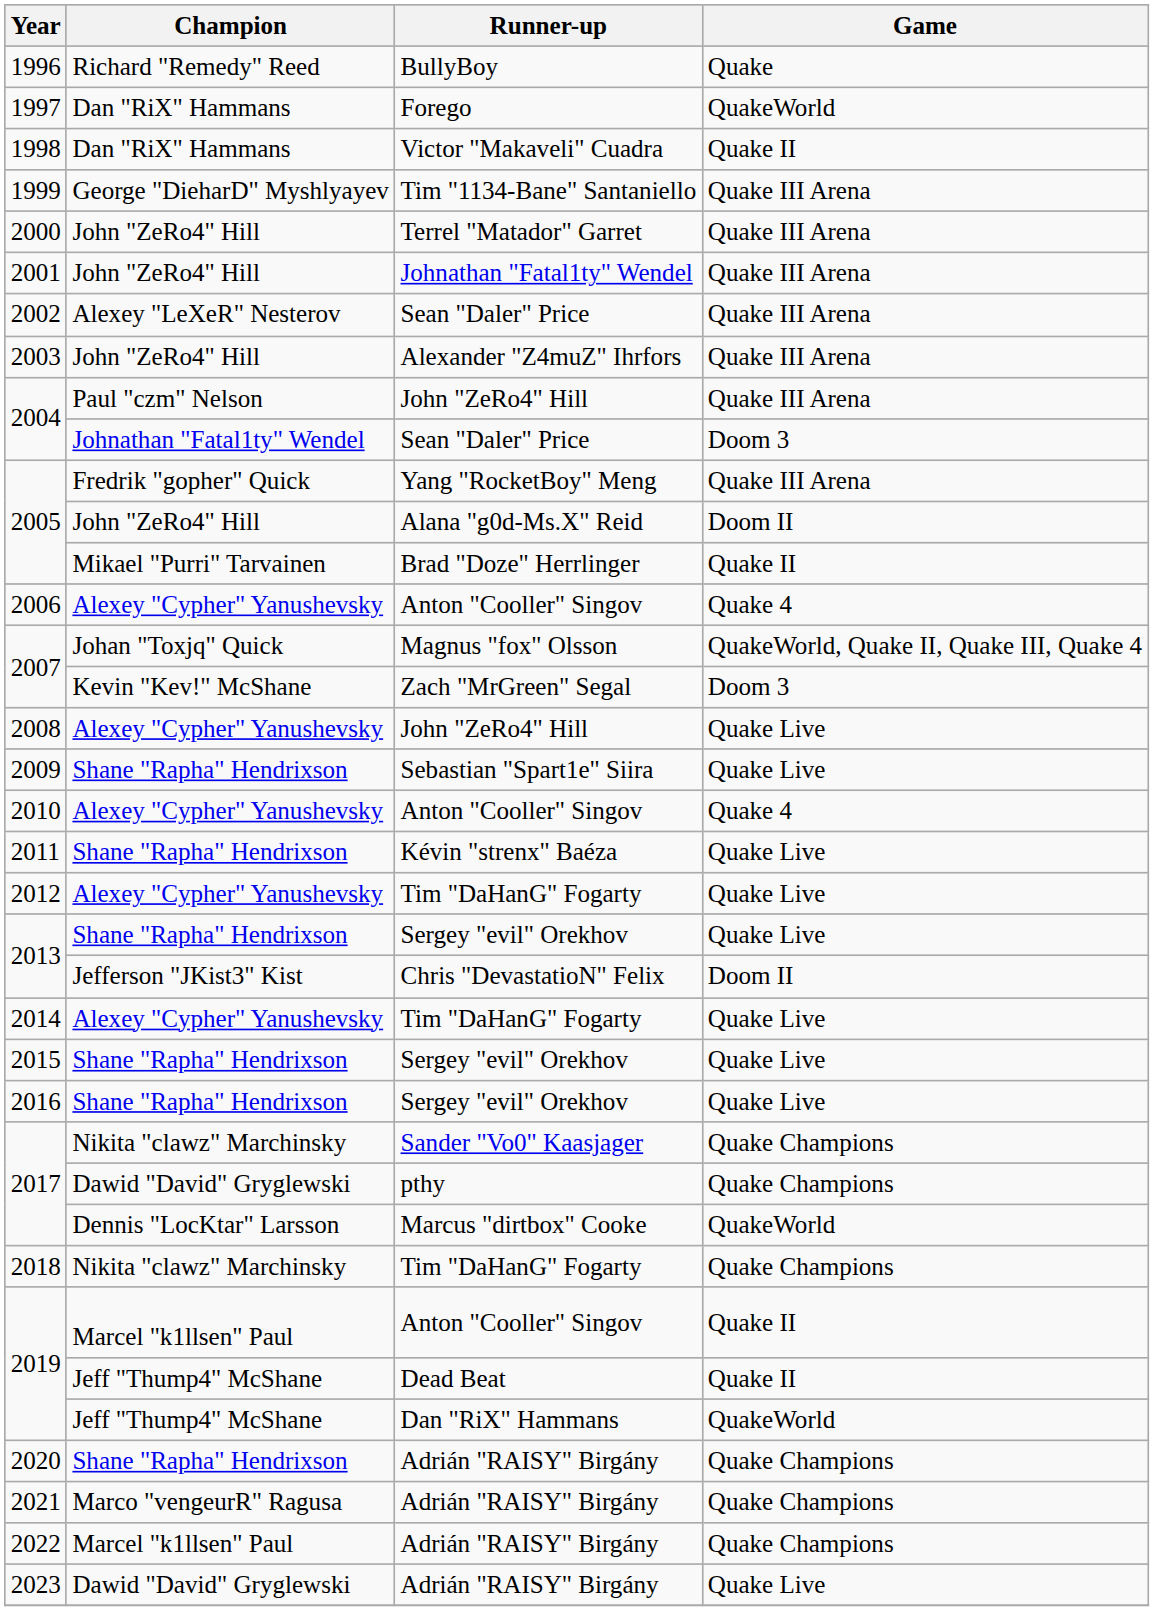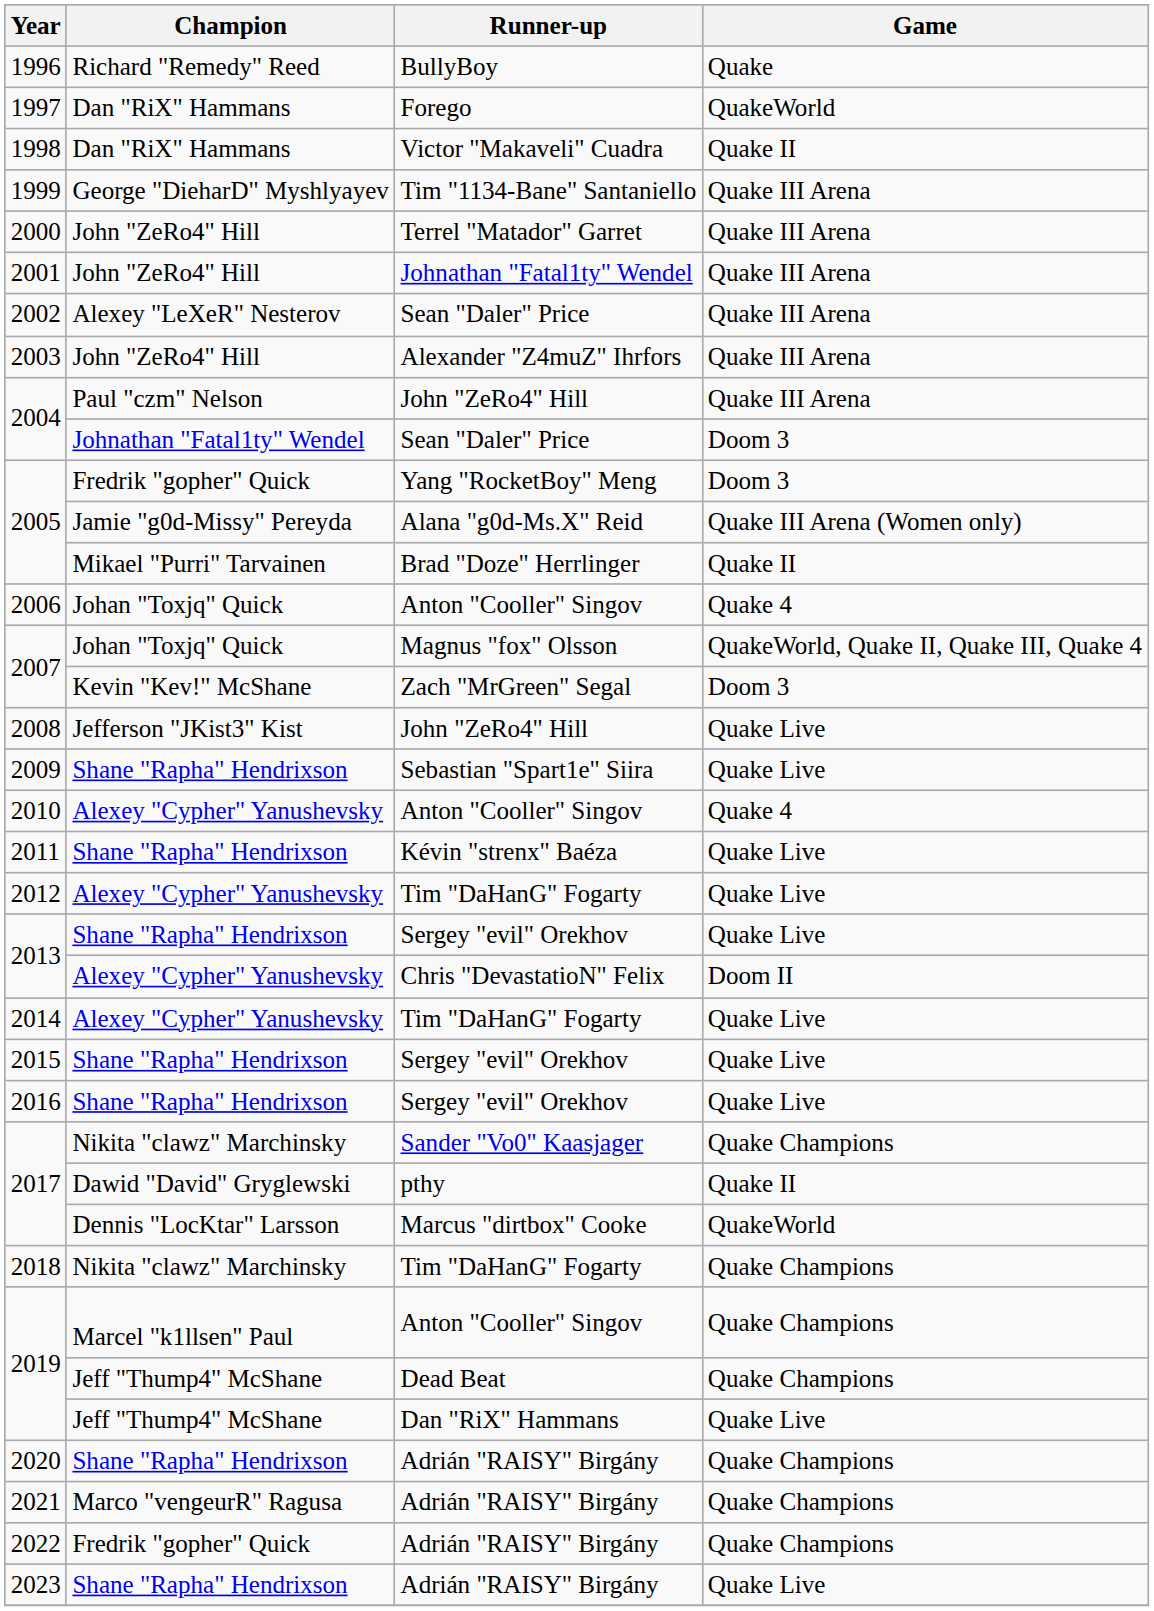(789, 480) Quake III Arena -> (749, 480) Doom 3
(166, 521) John "ZeRo4" Hill -> (212, 521) Jamie "g0d-Missy" Pereyda
(751, 521) Doom II -> (865, 521) Quake III Arena (Women only)
(228, 604) Alexey "Cypher" Yanushevsky -> (178, 604) Johan "Toxjq" Quick
(228, 728) Alexey "Cypher" Yanushevsky -> (188, 728) Jefferson "JKist3" Kist
(188, 976) Jefferson "JKist3" Kist -> (228, 976) Alexey "Cypher" Yanushevsky
(801, 1183) Quake Champions -> (752, 1183) Quake II
(752, 1322) Quake II -> (801, 1322) Quake Champions
(752, 1378) Quake II -> (801, 1378) Quake Champions
(772, 1419) QuakeWorld -> (767, 1419) Quake Live
(183, 1543) Marcel "k1llsen" Paul -> (191, 1543) Fredrik "gopher" Quick
(211, 1585) Dawid "David" Gryglewski -> (210, 1585) Shane "Rapha" Hendrixson
